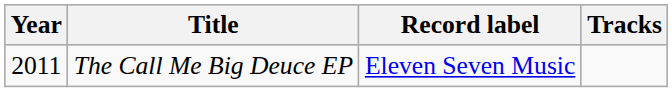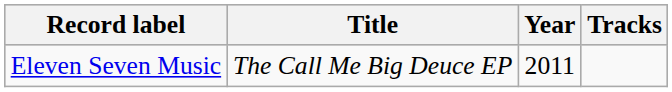columns swapped: (36, 24) <-> (470, 24)
